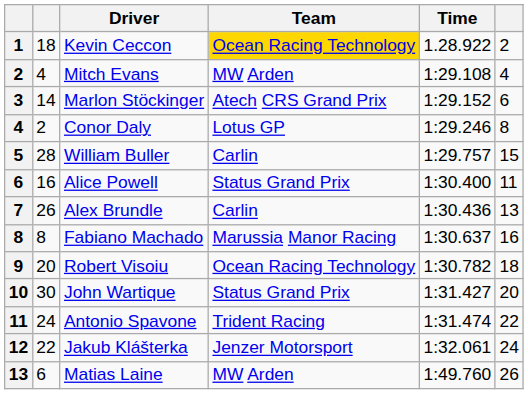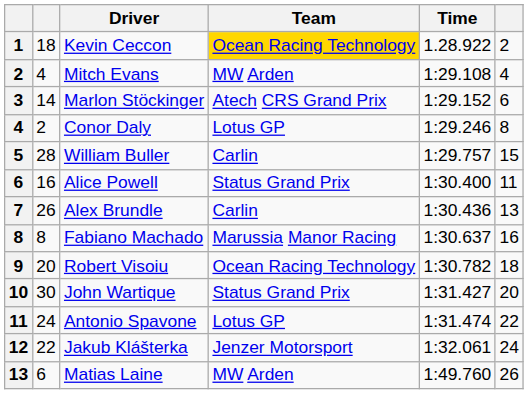(269, 320) Trident Racing -> (249, 320) Lotus GP
